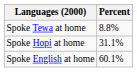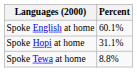rows swapped: (50, 59) <-> (46, 28)
